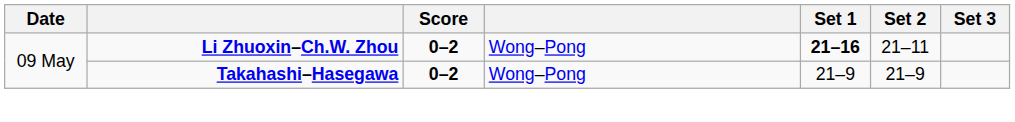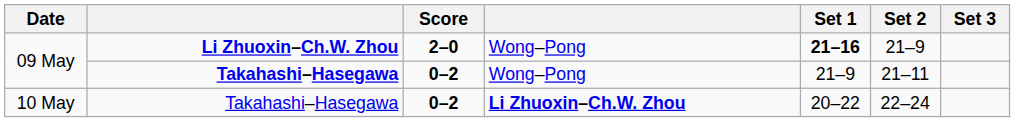(444, 47) 0–2 -> (444, 47) 2–0
(905, 47) 21–11 -> (905, 47) 21–9
(905, 75) 21–9 -> (905, 75) 21–11
+ row: (46, 103)
